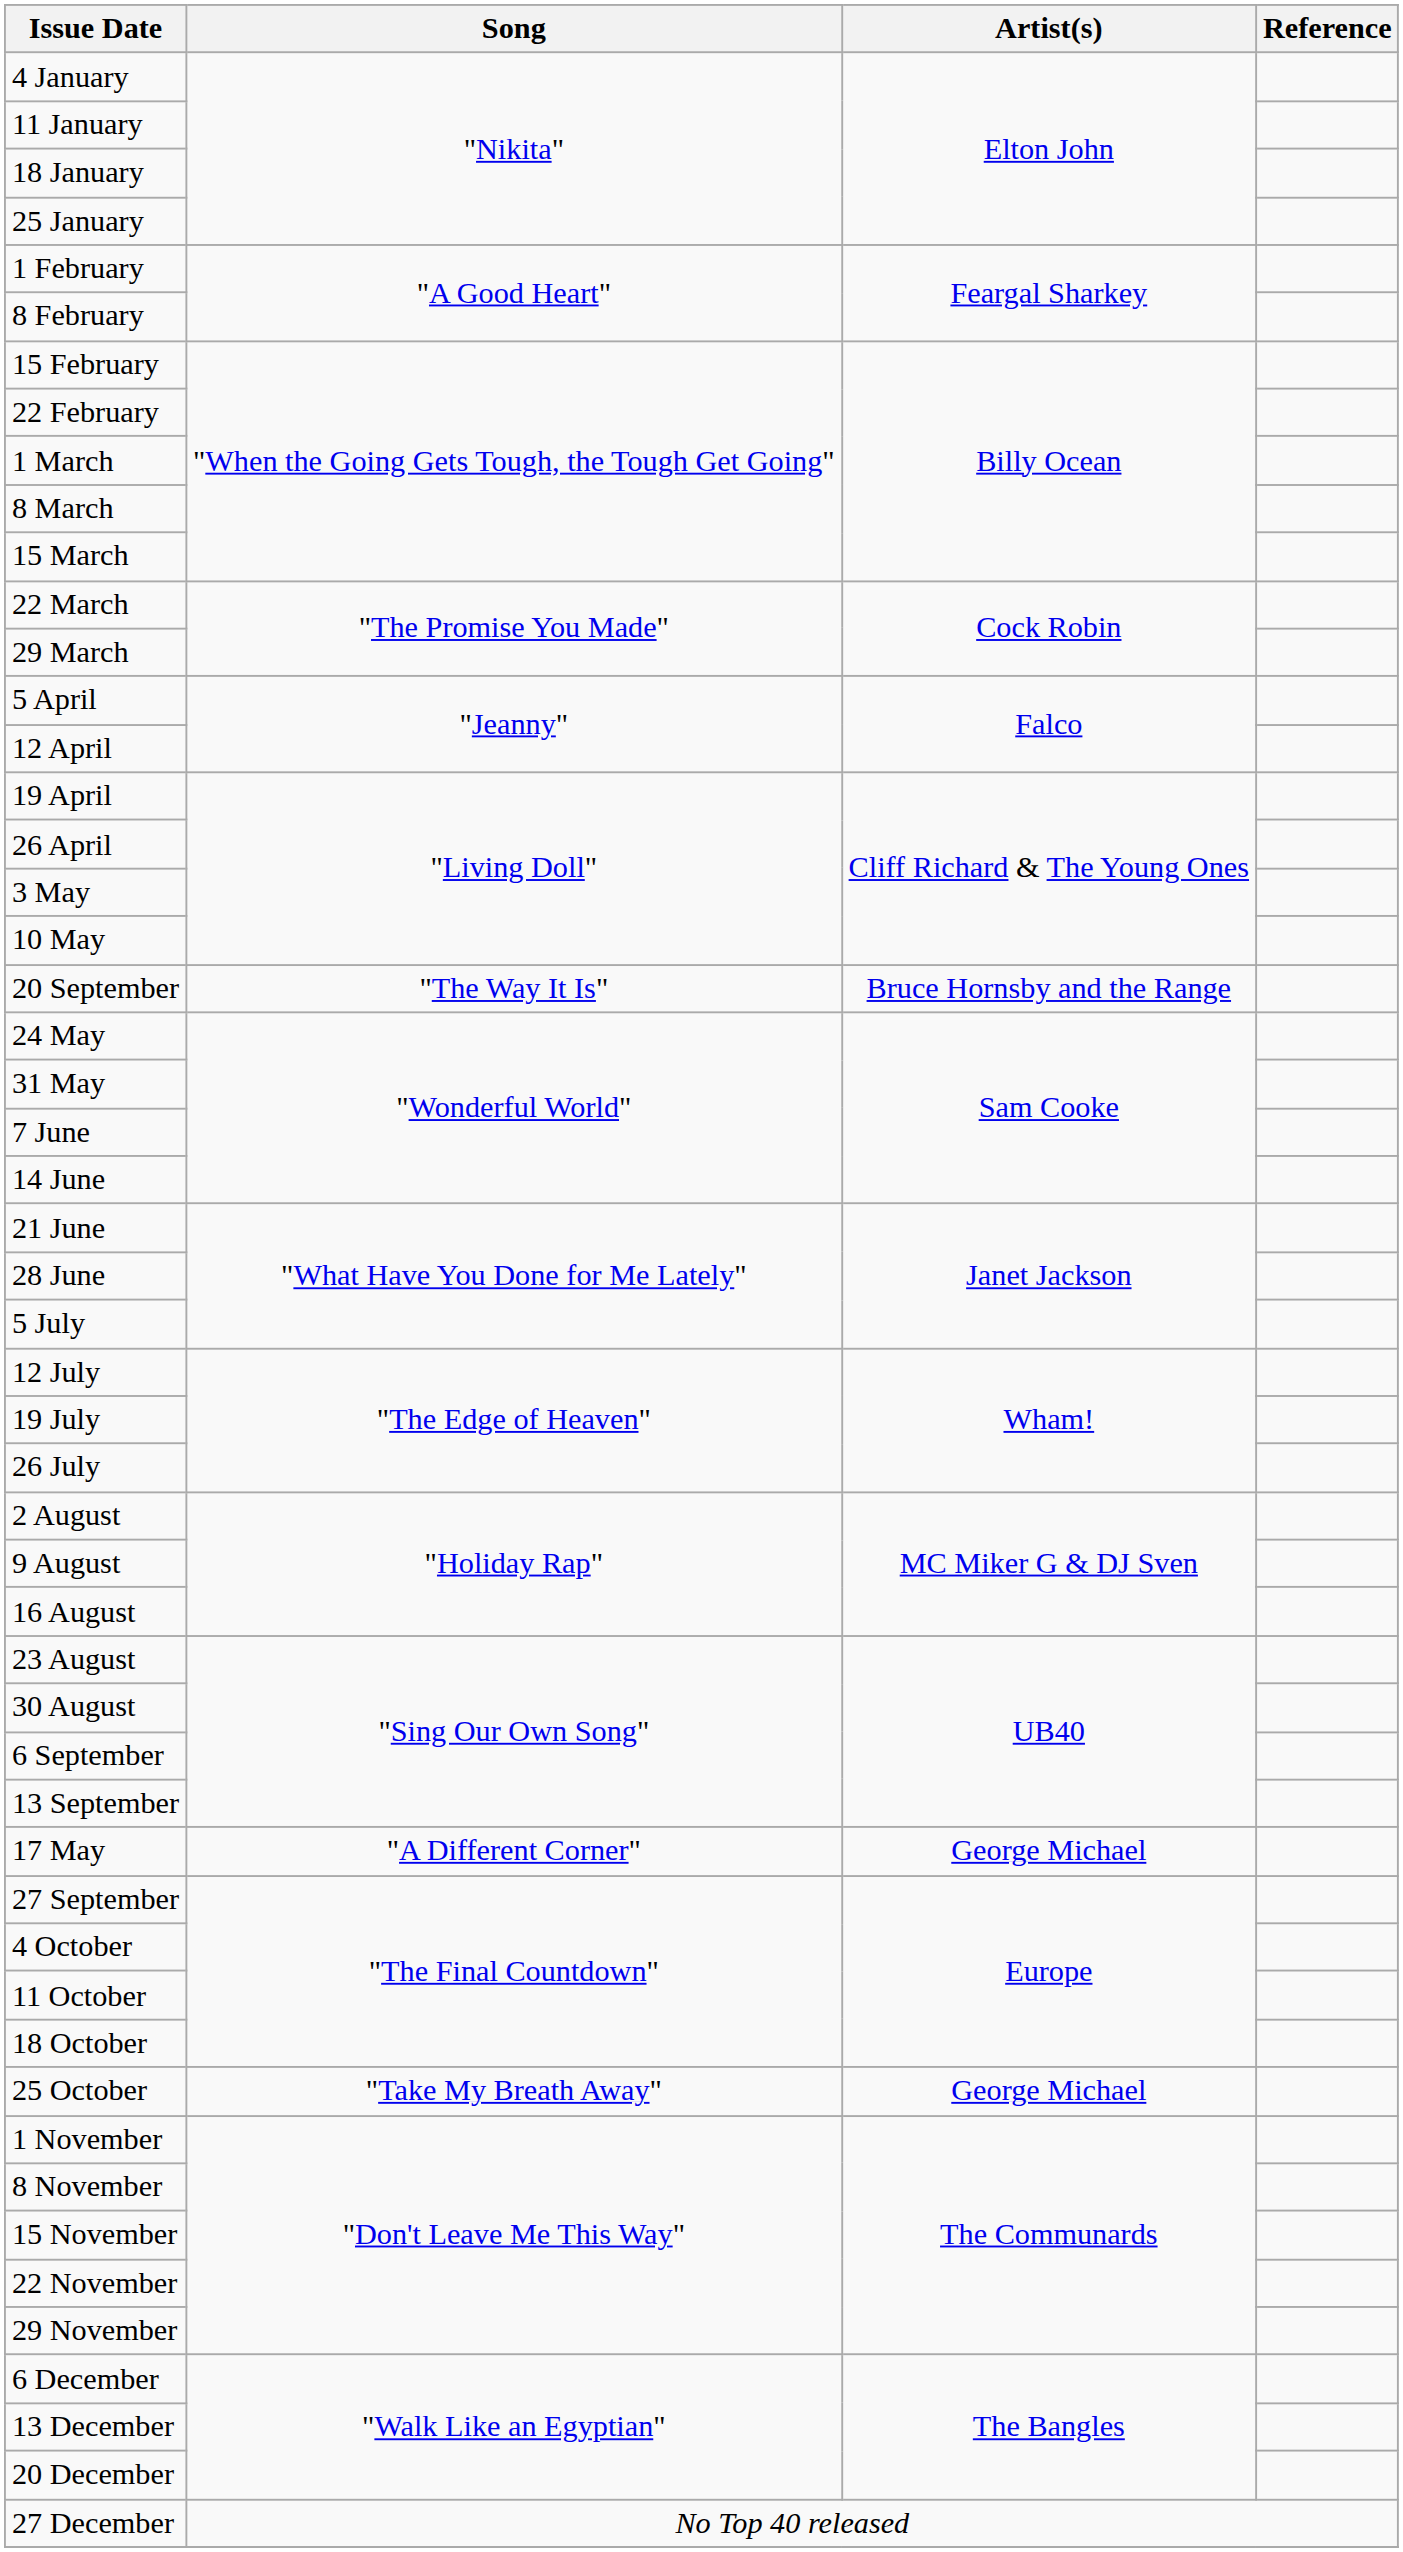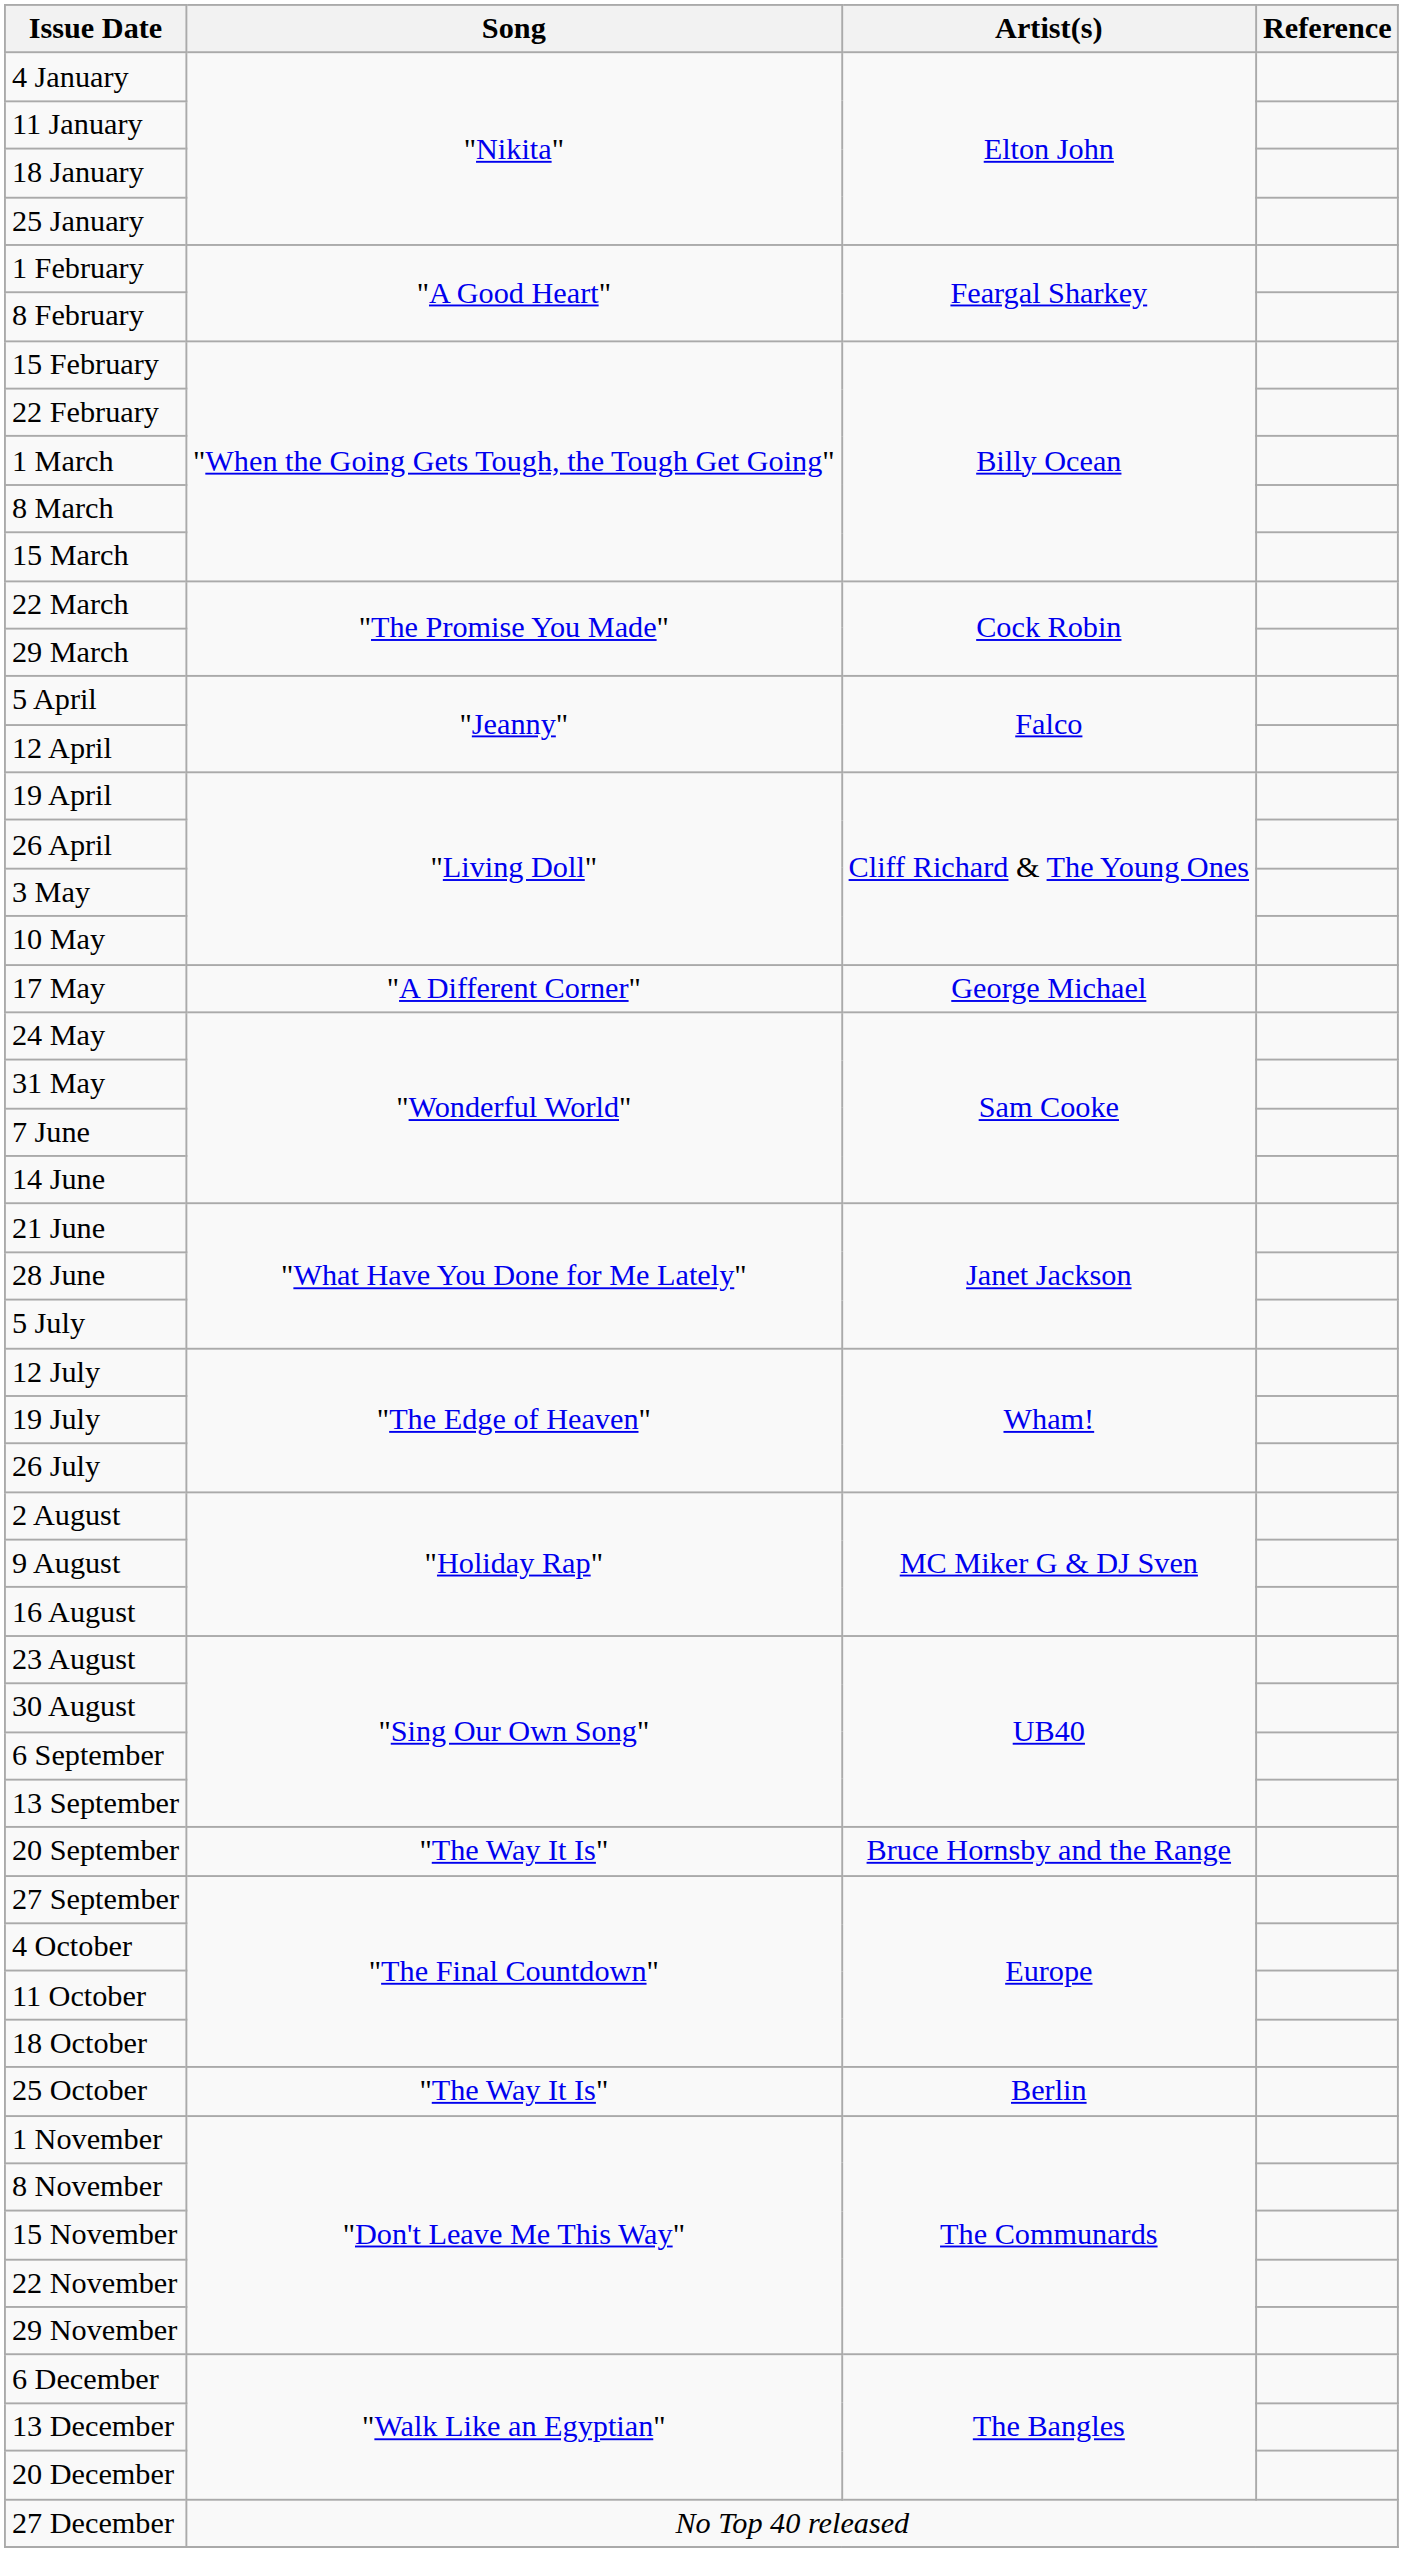rows swapped: (59, 1850) <-> (95, 987)
(514, 2090) "Take My Breath Away" -> (514, 2090) "The Way It Is"
(1049, 2090) George Michael -> (1049, 2090) Berlin
